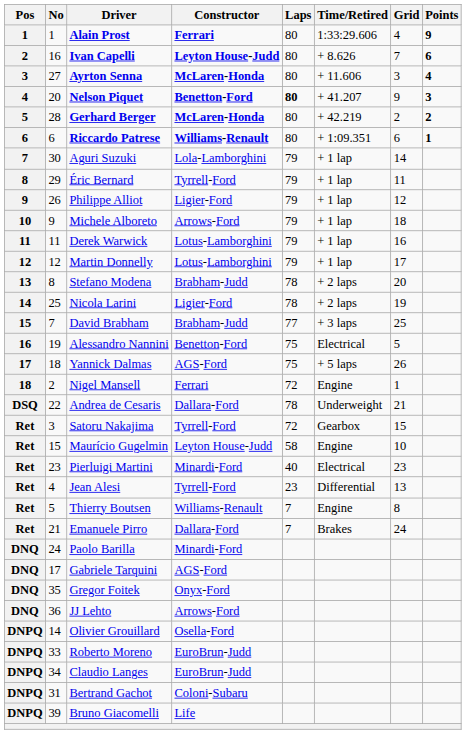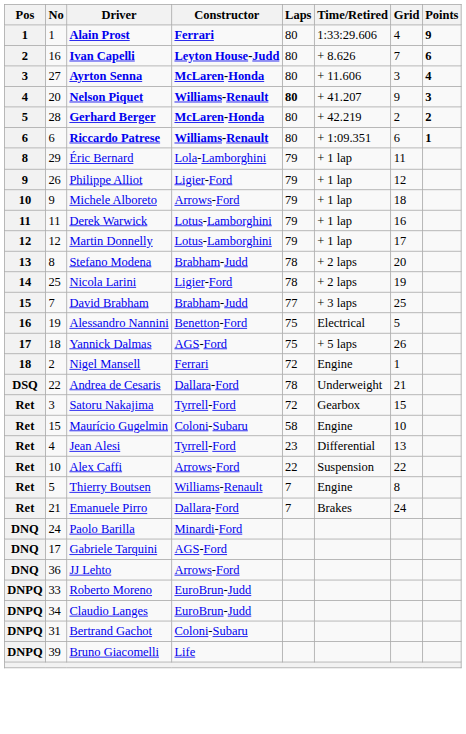(214, 97) Benetton-Ford -> (221, 97) Williams-Renault
- row: (103, 158)
(205, 179) Tyrrell-Ford -> (220, 158) Lola-Lamborghini
(223, 446) Leyton House-Judd -> (211, 425) Coloni-Subaru
- row: (111, 467)
+ row: (96, 467)
- row: (105, 590)
- row: (115, 631)
